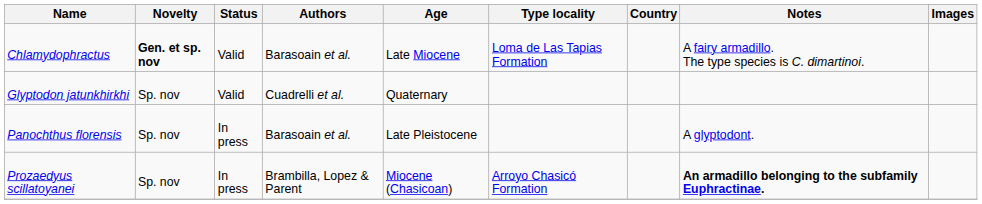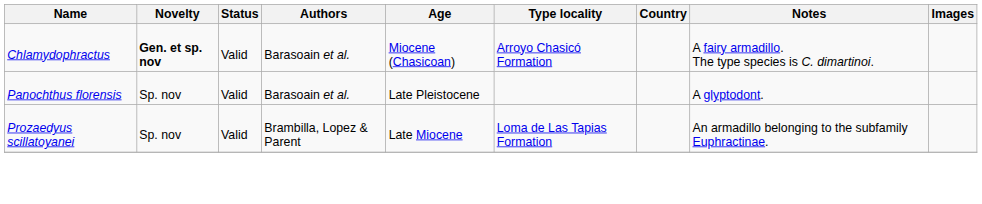(423, 54) Late Miocene -> (422, 54) Miocene (Chasicoan)
(547, 54) Loma de Las Tapias Formation -> (539, 54) Arroyo Chasicó Formation
- row: (68, 94)
(233, 135) In press -> (234, 94) Valid
(233, 182) In press -> (234, 135) Valid
(419, 182) Miocene (Chasicoan) -> (426, 135) Late Miocene
(534, 182) Arroyo Chasicó Formation -> (552, 135) Loma de Las Tapias Formation
(800, 182) bold -> (800, 135) normal
